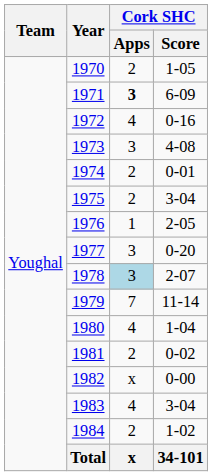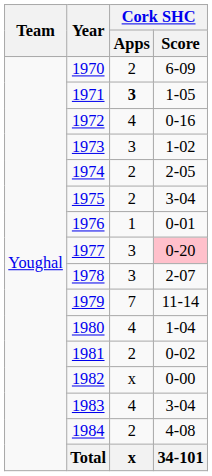(180, 69) 1-05 -> (180, 69) 6-09
(180, 95) 6-09 -> (180, 95) 1-05
(180, 146) 4-08 -> (180, 146) 1-02
(180, 172) 0-01 -> (180, 172) 2-05
(180, 224) 2-05 -> (180, 224) 0-01
(180, 250) no background -> (180, 250) pink background
(132, 276) lightblue background -> (132, 276) no background
(180, 431) 1-02 -> (180, 431) 4-08
